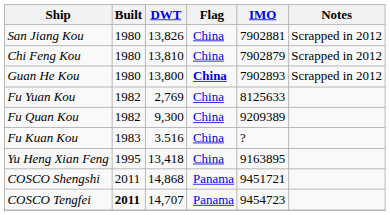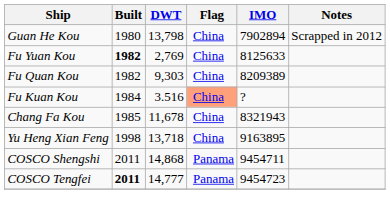- row: (46, 35)
- row: (44, 55)
(166, 76) 13,800 -> (166, 35) 13,798
(208, 76) bold -> (207, 35) normal
(263, 76) 7902893 -> (263, 35) 7902894
(128, 96) normal -> (128, 55) bold
(169, 117) 9,300 -> (169, 76) 9,303
(263, 117) 9209389 -> (263, 76) 8209389
(128, 138) 1983 -> (128, 96) 1984
(207, 138) no background -> (207, 96) lightsalmon background
+ row: (46, 117)
(128, 158) 1995 -> (128, 138) 1998
(166, 158) 13,418 -> (166, 138) 13,718
(263, 179) 9451721 -> (262, 158) 9454711
(166, 199) 14,707 -> (166, 179) 14,777
